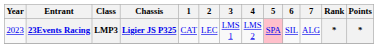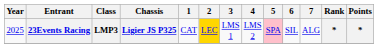(15, 30) 2023 -> (15, 30) 2025
(209, 30) no background -> (209, 30) gold background
